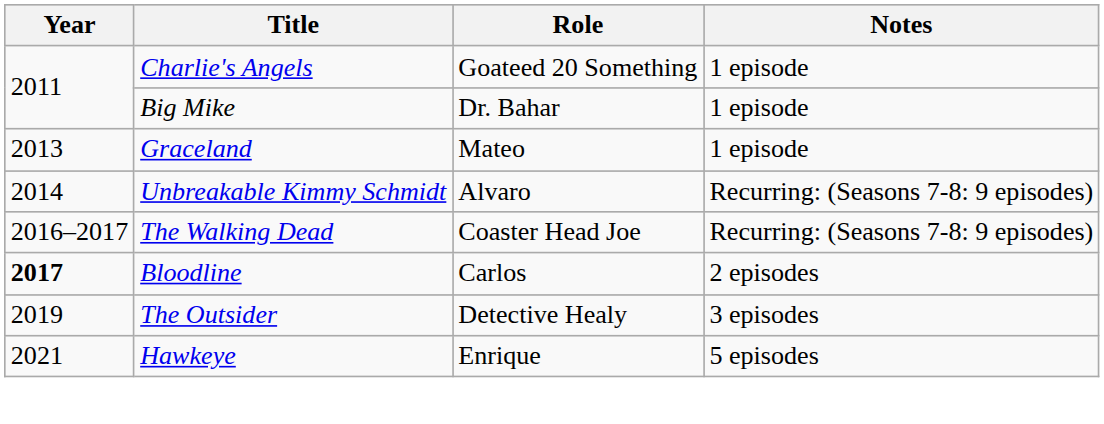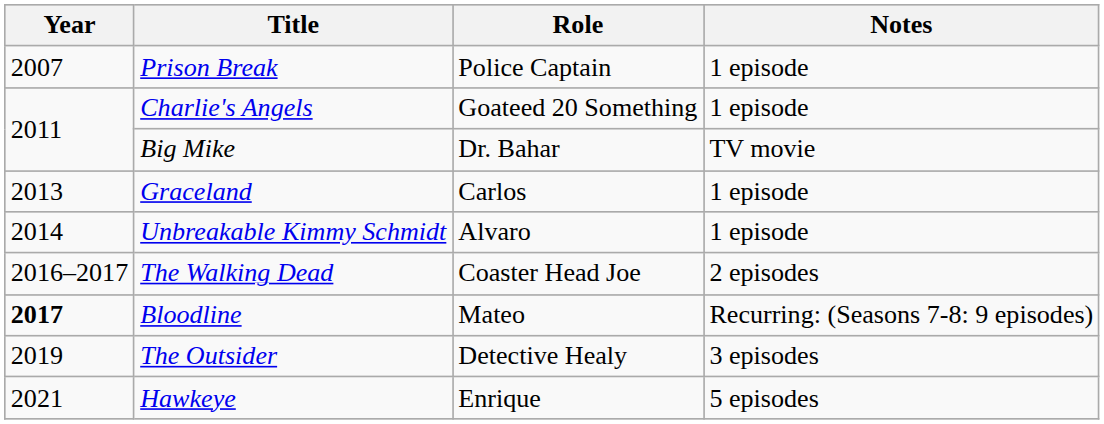+ row: (209, 66)
(759, 107) 1 episode -> (762, 149) TV movie
(492, 149) Mateo -> (492, 190) Carlos
(901, 190) Recurring: (Seasons 7-8: 9 episodes) -> (759, 231) 1 episode
(901, 231) Recurring: (Seasons 7-8: 9 episodes) -> (764, 273) 2 episodes
(492, 273) Carlos -> (492, 314) Mateo
(764, 273) 2 episodes -> (901, 314) Recurring: (Seasons 7-8: 9 episodes)
